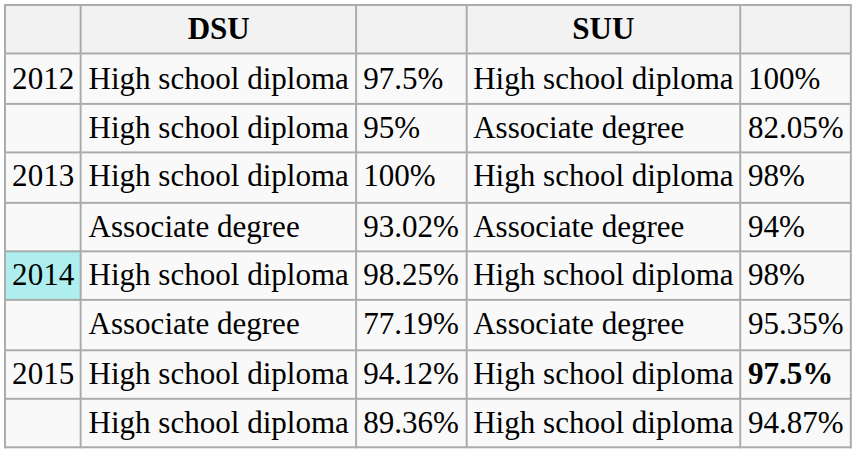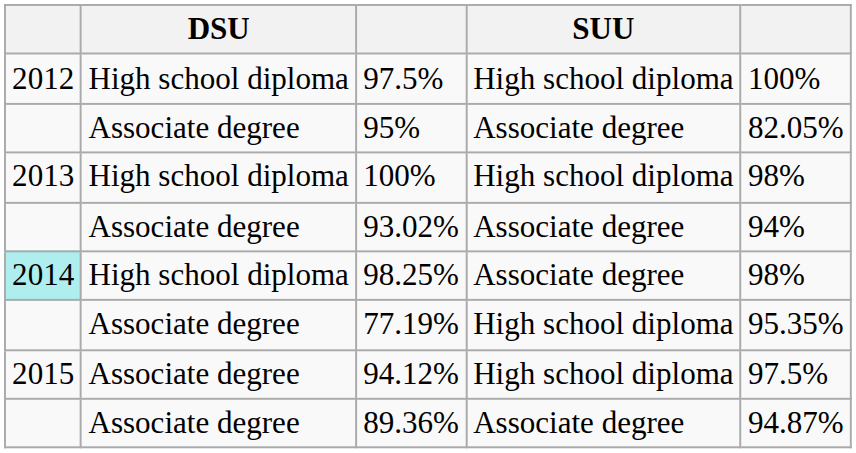(219, 127) High school diploma -> (194, 127) Associate degree
(603, 275) High school diploma -> (579, 275) Associate degree
(579, 324) Associate degree -> (603, 324) High school diploma
(219, 373) High school diploma -> (194, 373) Associate degree
(791, 373) bold -> (788, 373) normal
(219, 422) High school diploma -> (194, 422) Associate degree
(603, 422) High school diploma -> (579, 422) Associate degree
